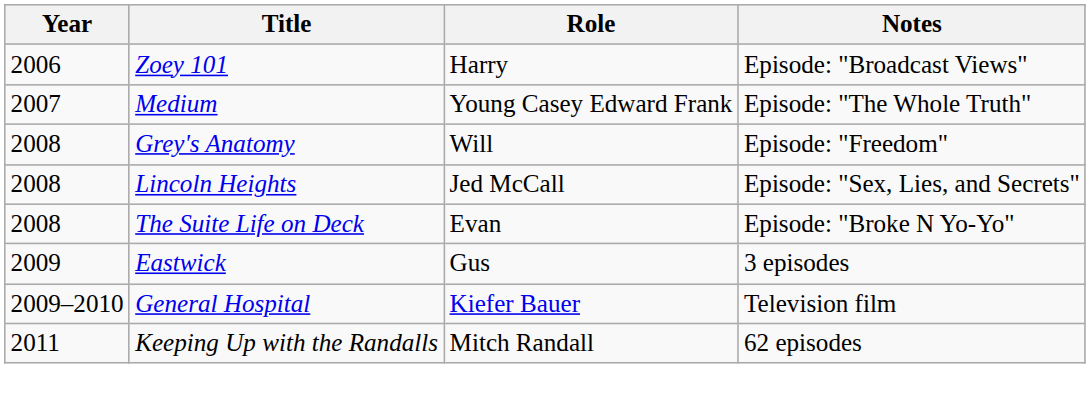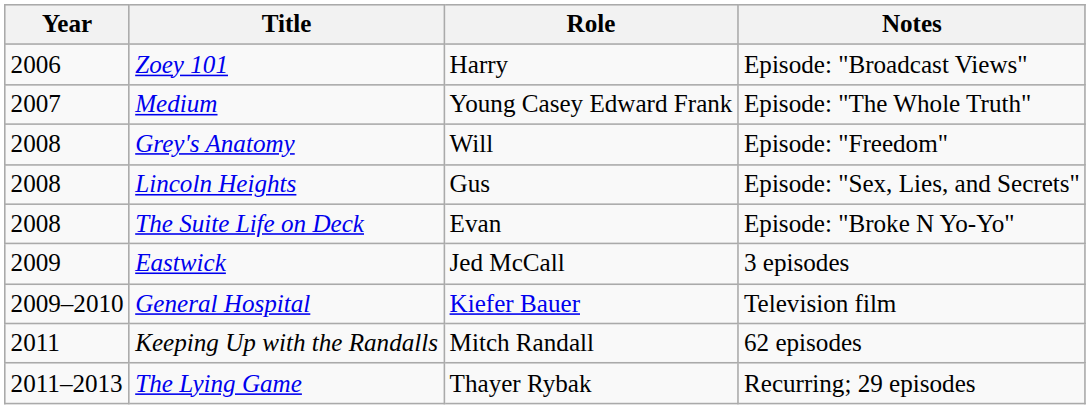(507, 183) Jed McCall -> (470, 183) Gus
(470, 263) Gus -> (507, 263) Jed McCall
+ row: (219, 382)
